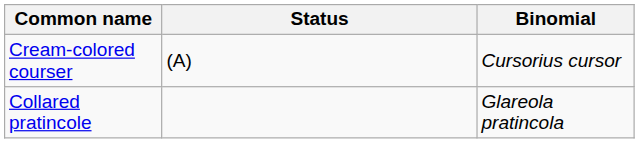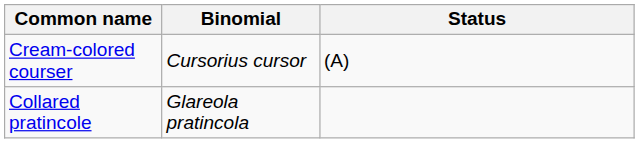columns swapped: (556, 19) <-> (320, 19)
